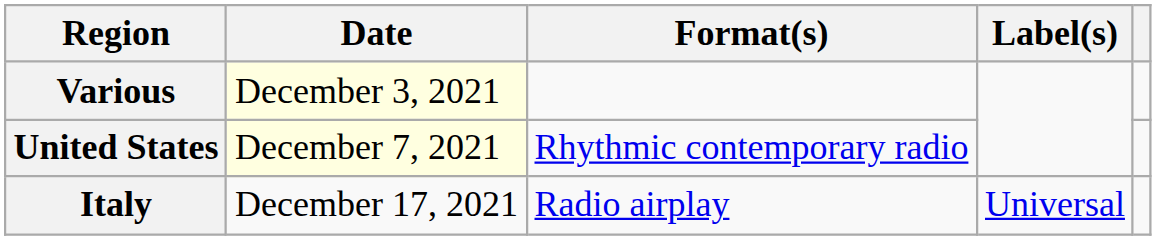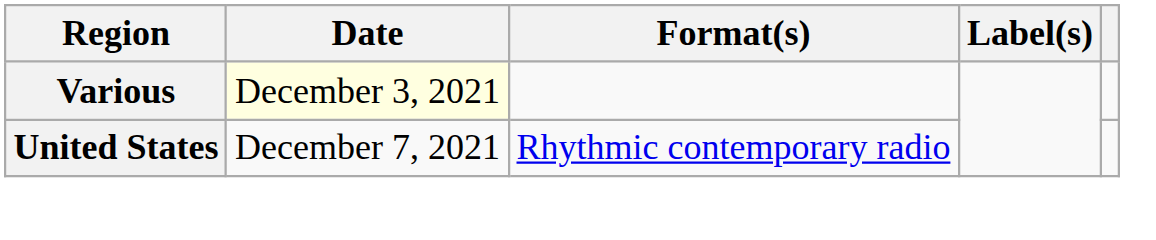(367, 147) lightyellow background -> (367, 147) no background
- row: (116, 204)
